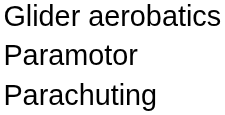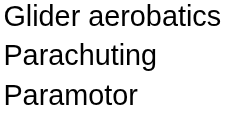rows swapped: (80, 95) <-> (71, 55)
